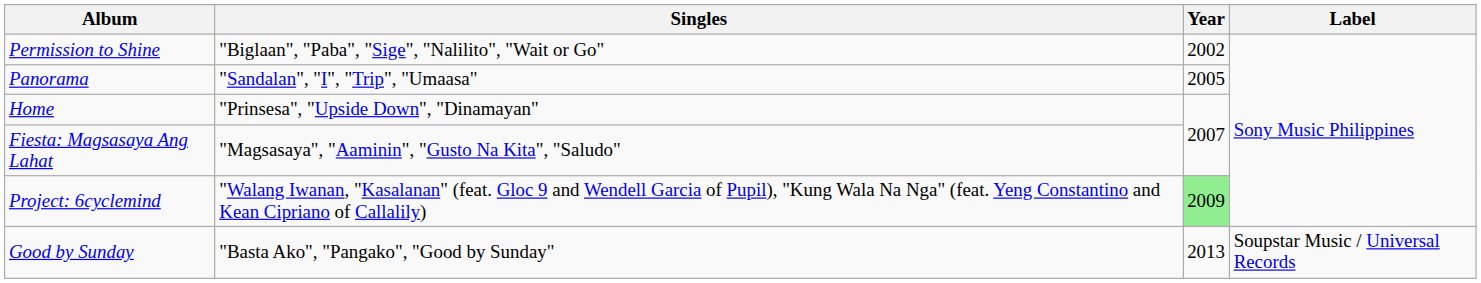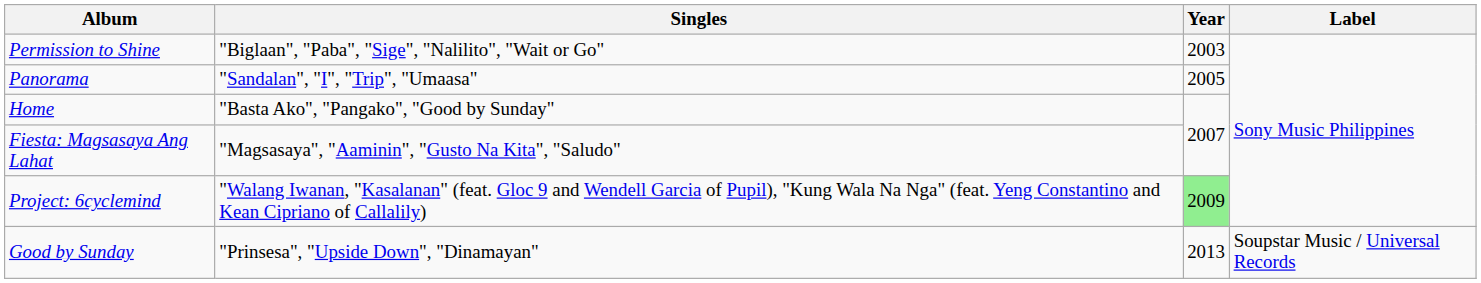(1206, 49) 2002 -> (1206, 49) 2003
(379, 109) "Prinsesa", "Upside Down", "Dinamayan" -> (387, 109) "Basta Ako", "Pangako", "Good by Sunday"
(387, 252) "Basta Ako", "Pangako", "Good by Sunday" -> (379, 252) "Prinsesa", "Upside Down", "Dinamayan"
